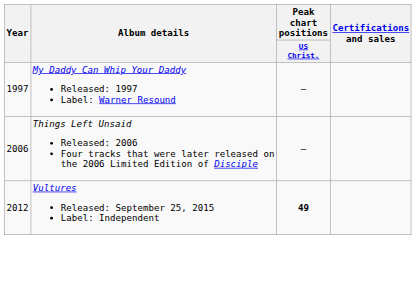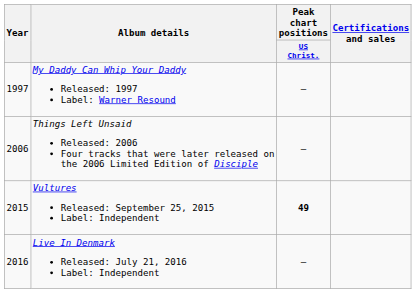(17, 208) 2012 -> (17, 208) 2015
+ row: (154, 257)
